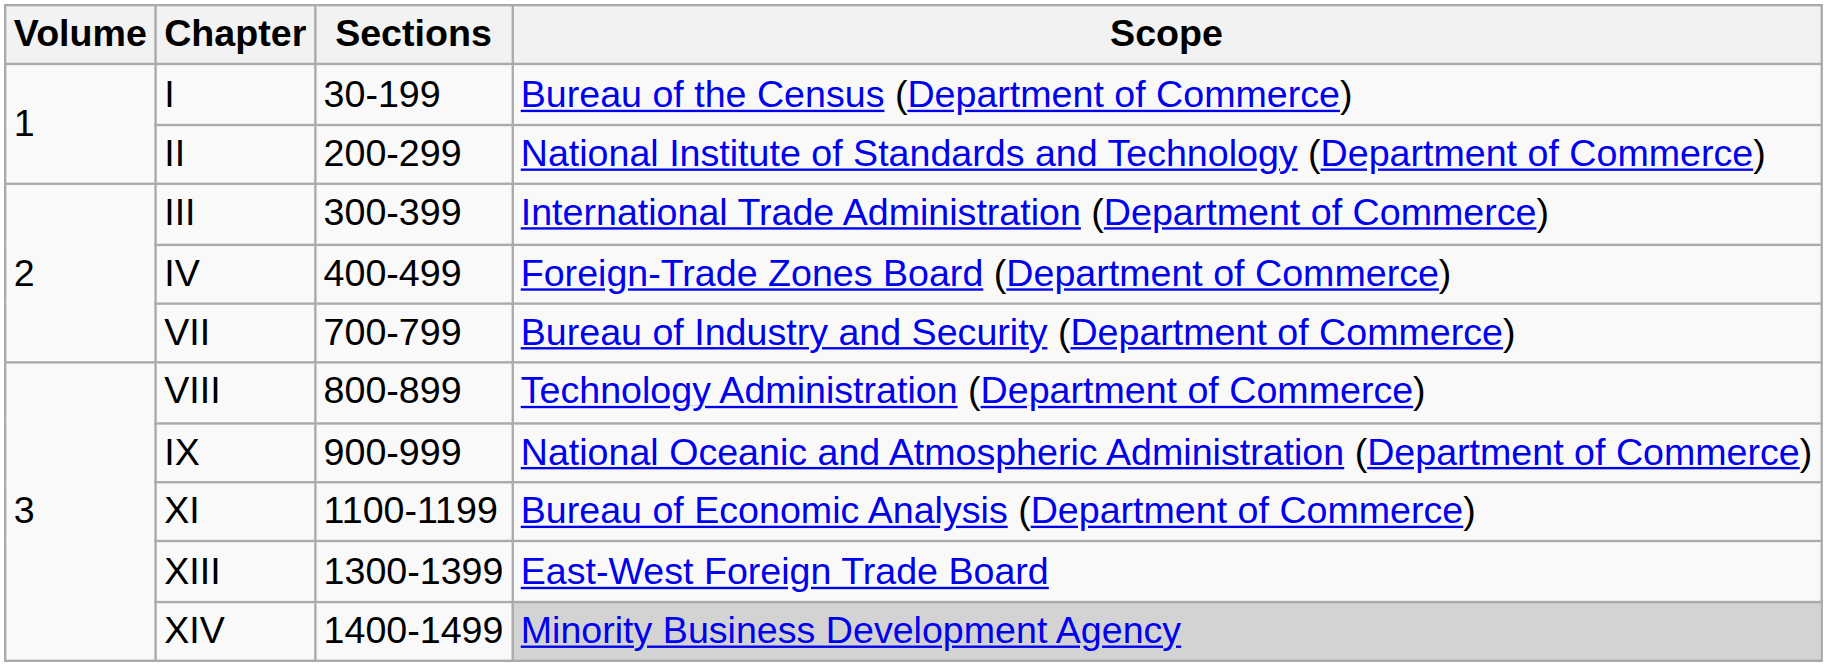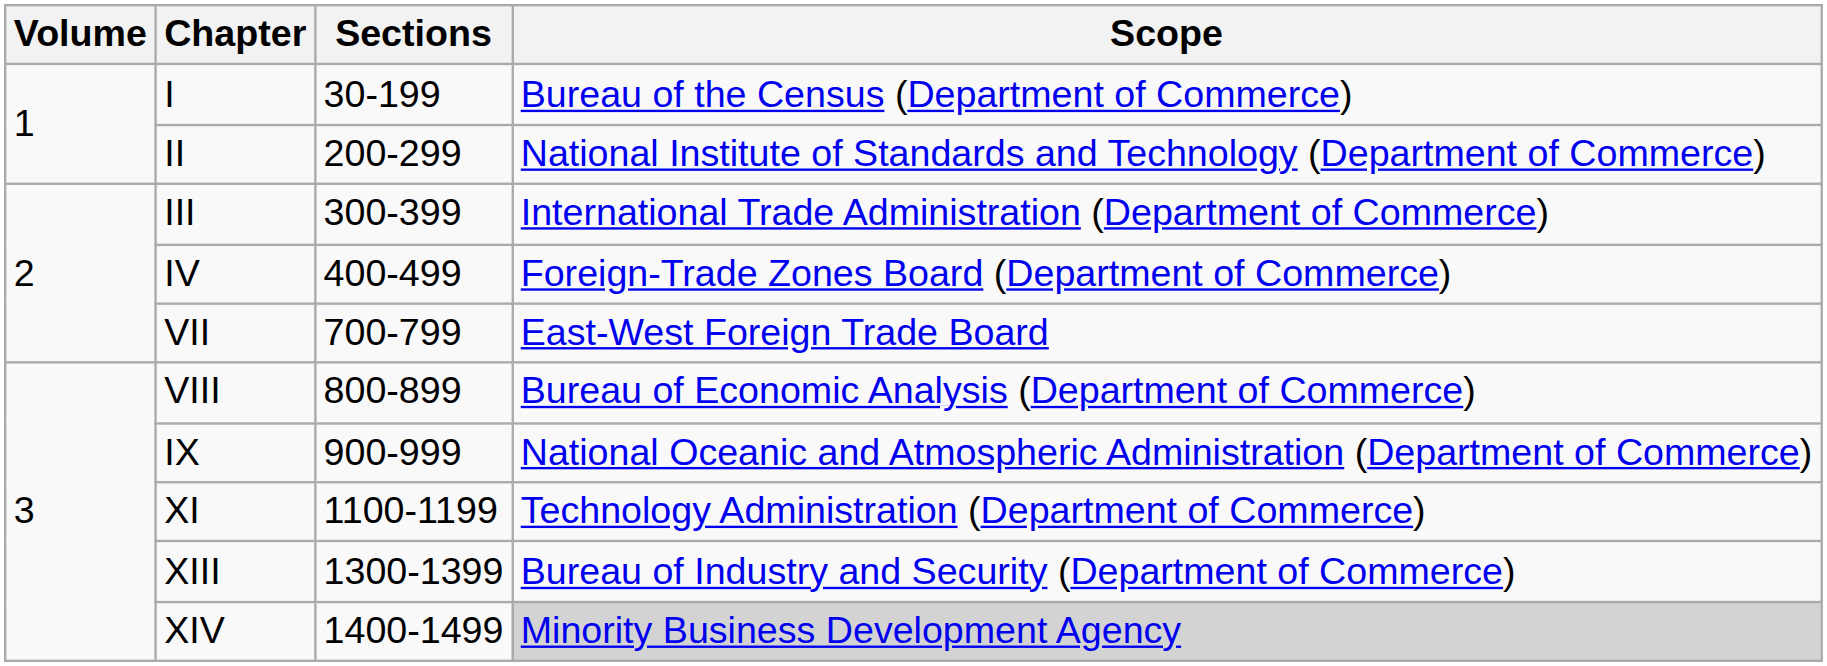(1018, 332) Bureau of Industry and Security (Department of Commerce) -> (785, 332) East-West Foreign Trade Board
(973, 392) Technology Administration (Department of Commerce) -> (998, 392) Bureau of Economic Analysis (Department of Commerce)
(998, 511) Bureau of Economic Analysis (Department of Commerce) -> (973, 511) Technology Administration (Department of Commerce)
(785, 570) East-West Foreign Trade Board -> (1018, 570) Bureau of Industry and Security (Department of Commerce)
